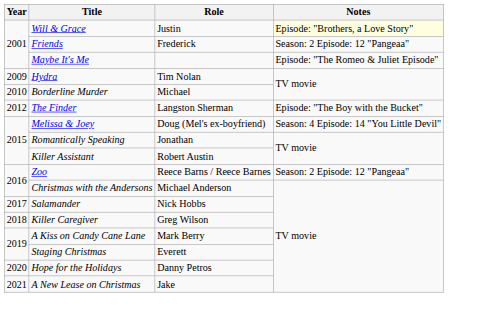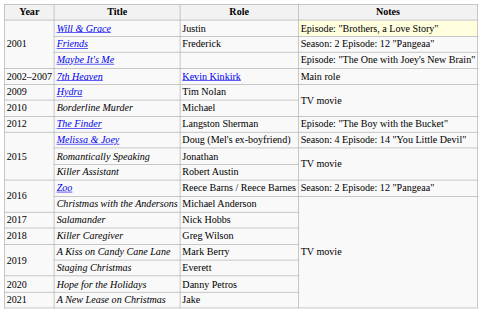(357, 60) Episode: "The Romeo & Juliet Episode" -> (388, 60) Episode: "The One with Joey's New Brain"
+ row: (80, 76)
